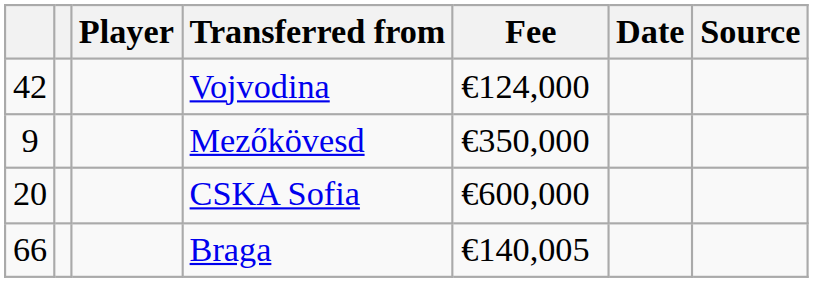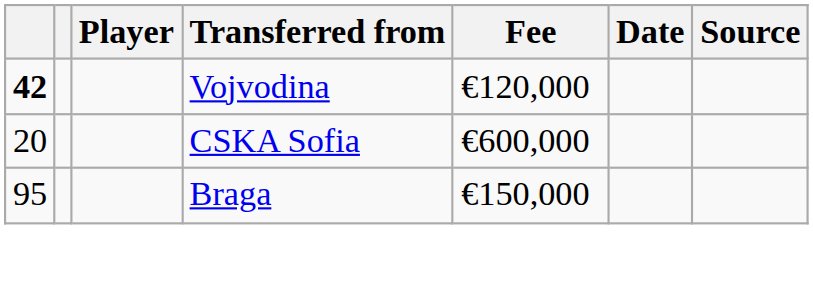(30, 85) normal -> (30, 85) bold
(525, 85) €124,000 -> (525, 85) €120,000
- row: (277, 140)
(30, 248) 66 -> (30, 194) 95
(525, 248) €140,005 -> (525, 194) €150,000
